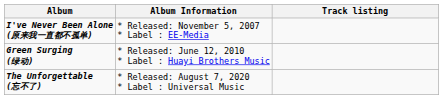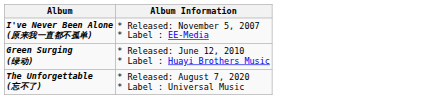- column: (355, 11)
